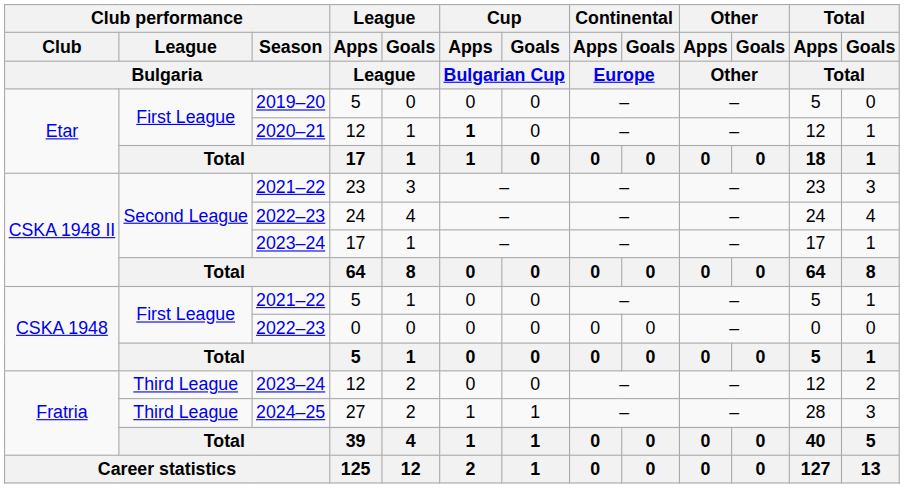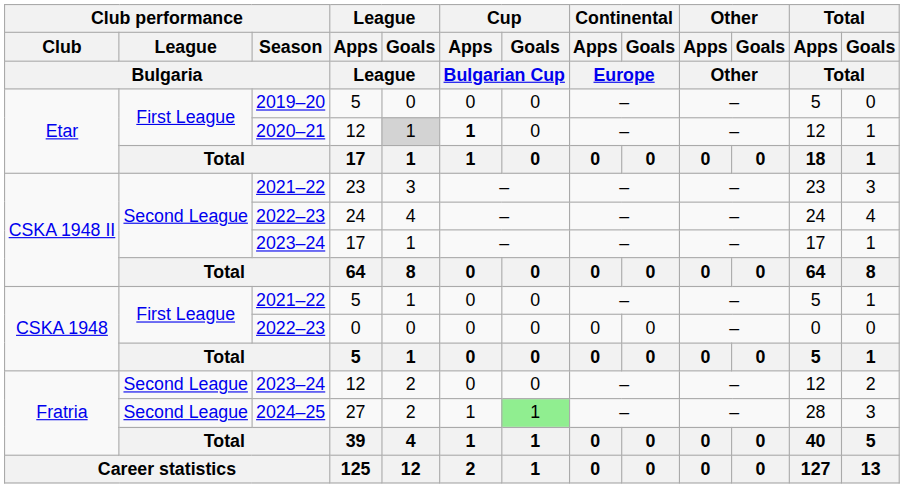(411, 131) no background -> (411, 131) lightgrey background
(186, 384) Third League -> (186, 384) Second League
(186, 412) Third League -> (186, 412) Second League
(535, 412) no background -> (535, 412) lightgreen background
